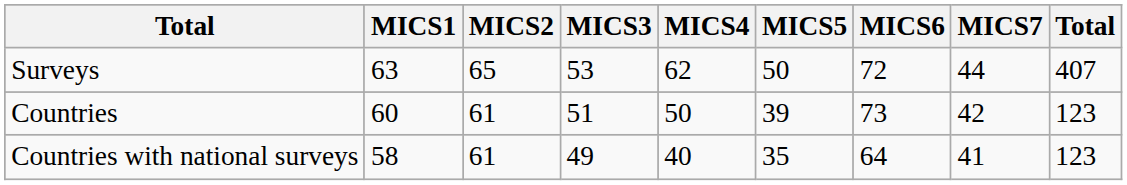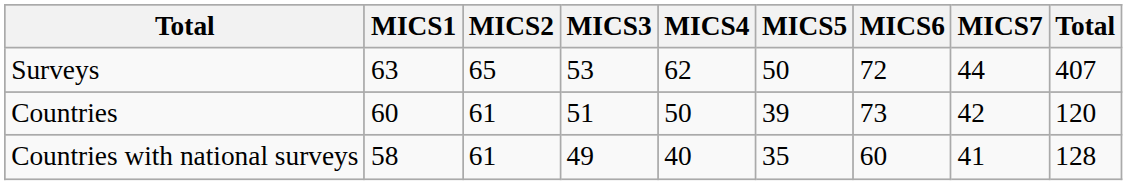(1076, 112) 123 -> (1076, 112) 120
(873, 156) 64 -> (873, 156) 60
(1076, 156) 123 -> (1076, 156) 128
